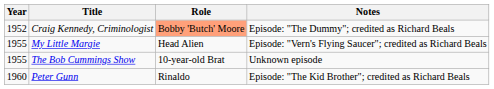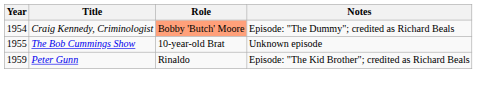(17, 28) 1952 -> (17, 28) 1954
- row: (66, 44)
(17, 76) 1960 -> (17, 60) 1959
